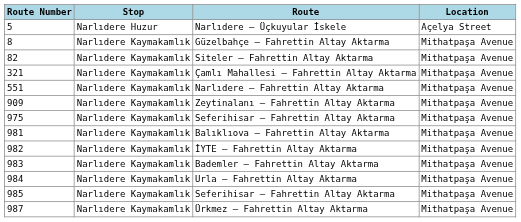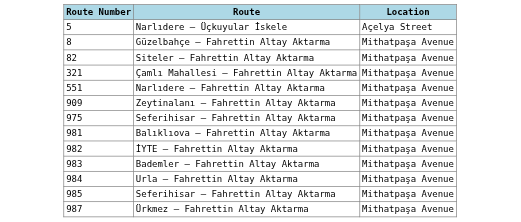- column: (133, 12)
